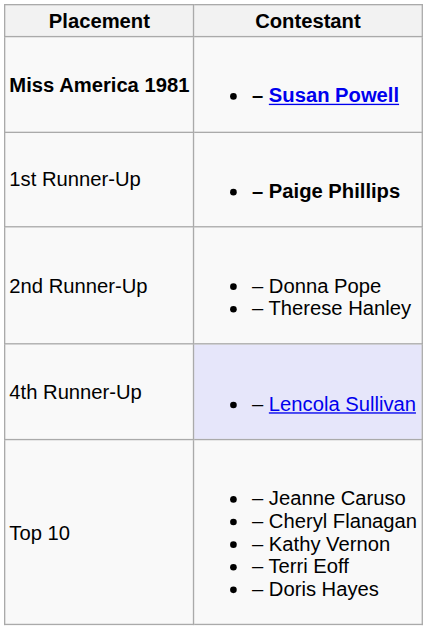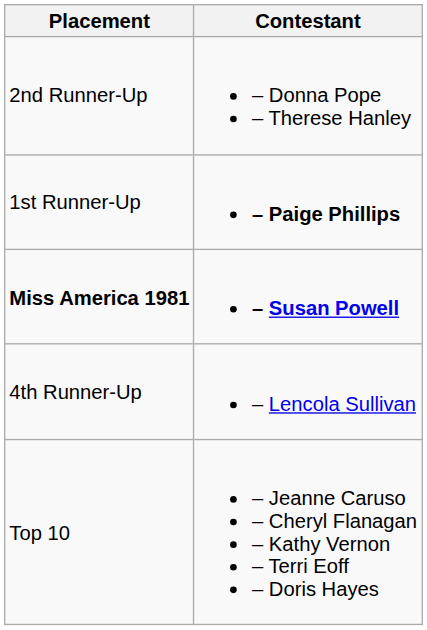rows swapped: (99, 84) <-> (78, 286)
(308, 403) lavender background -> (308, 403) no background
